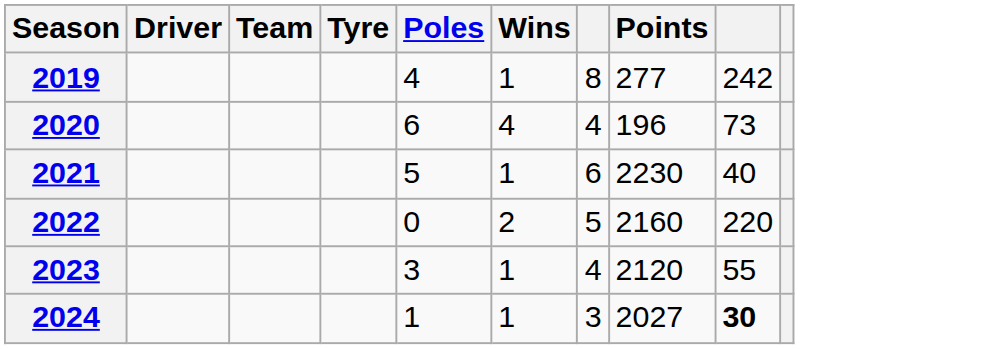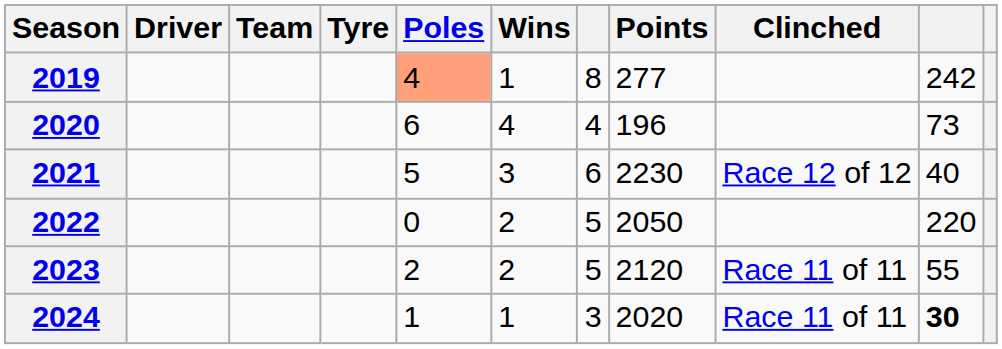+ column: (817, 28)
(412, 76) no background -> (412, 76) lightsalmon background
(507, 173) 1 -> (507, 173) 3
(649, 221) 2160 -> (649, 221) 2050
(412, 269) 3 -> (412, 269) 2
(507, 269) 1 -> (507, 269) 2
(593, 269) 4 -> (593, 269) 5
(649, 317) 2027 -> (649, 317) 2020
